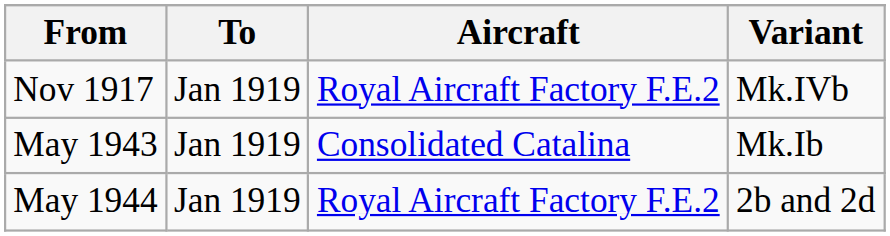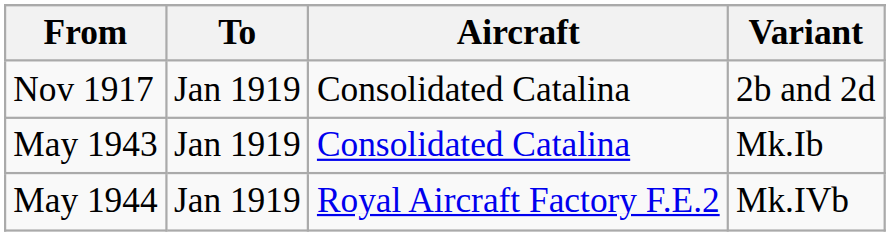(518, 88) Royal Aircraft Factory F.E.2 -> (474, 88) Consolidated Catalina
(792, 88) Mk.IVb -> (806, 88) 2b and 2d
(806, 200) 2b and 2d -> (792, 200) Mk.IVb
